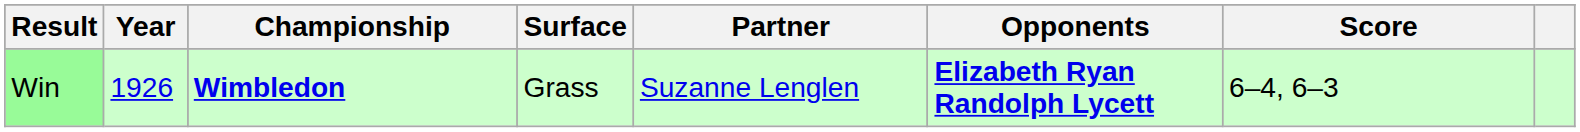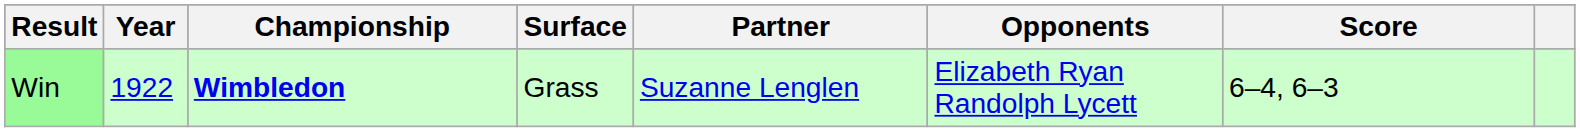(142, 87) 1926 -> (142, 87) 1922
(1044, 87) bold -> (1036, 87) normal
